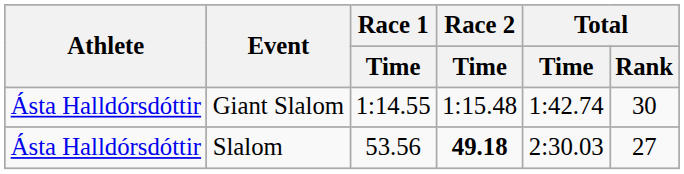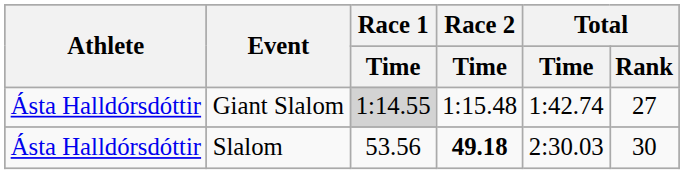(393, 107) no background -> (393, 107) lightgrey background
(644, 107) 30 -> (644, 107) 27
(644, 147) 27 -> (644, 147) 30
